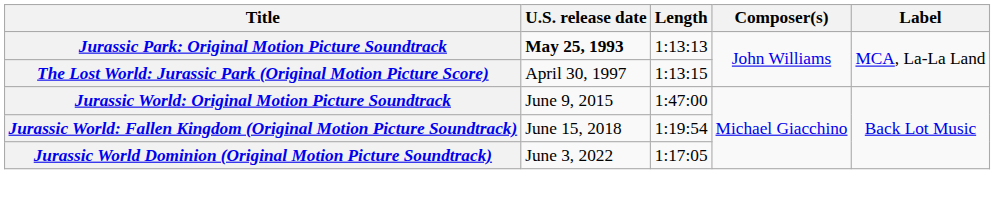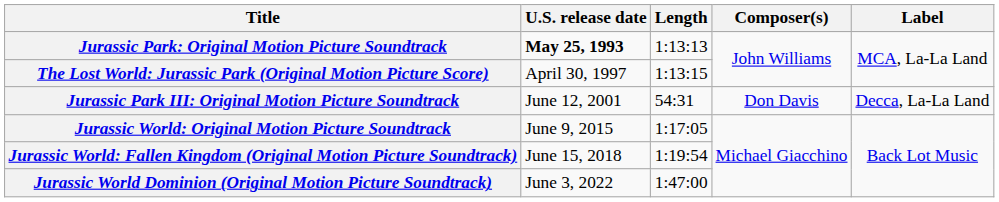+ row: (263, 100)
(681, 100) 1:47:00 -> (681, 127) 1:17:05
(681, 155) 1:17:05 -> (681, 182) 1:47:00
